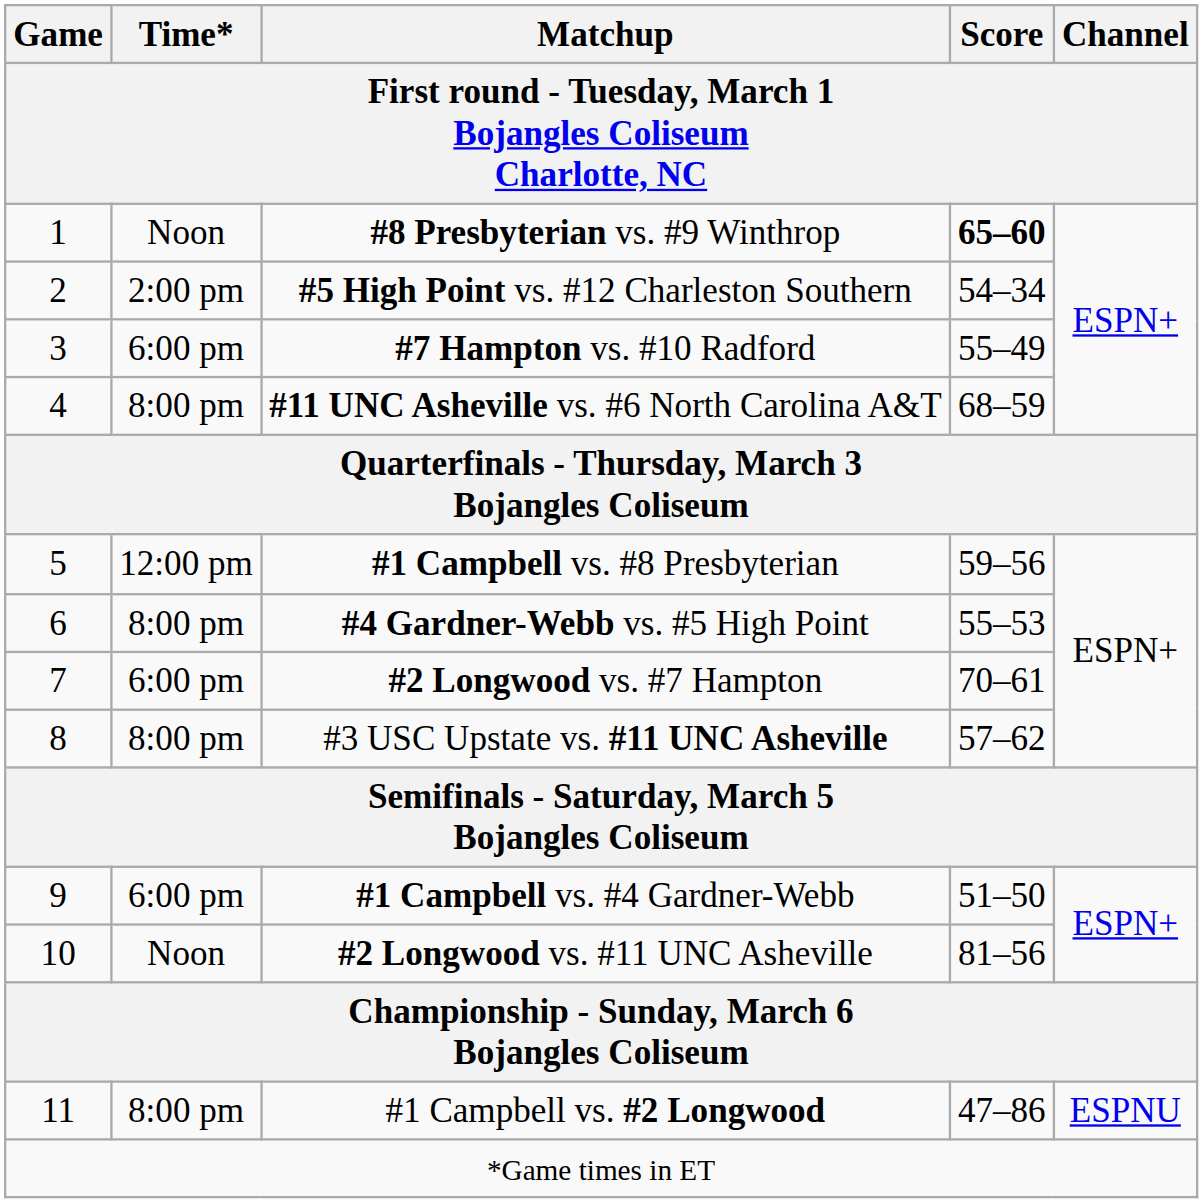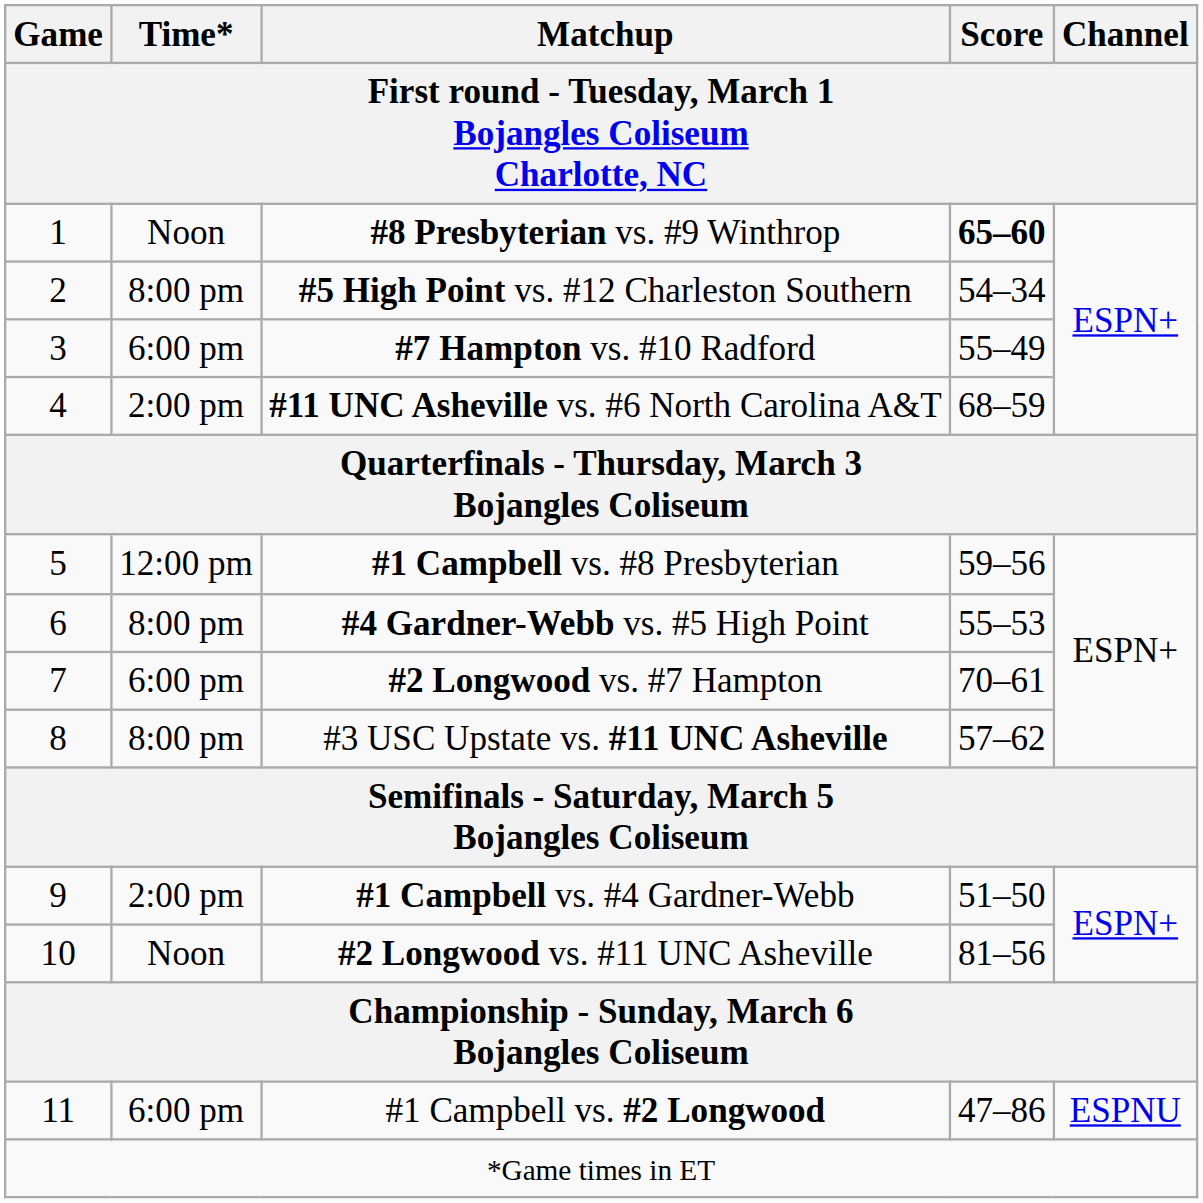(186, 290) 2:00 pm -> (186, 290) 8:00 pm
(186, 406) 8:00 pm -> (186, 406) 2:00 pm
(186, 894) 6:00 pm -> (186, 894) 2:00 pm
(186, 1109) 8:00 pm -> (186, 1109) 6:00 pm
